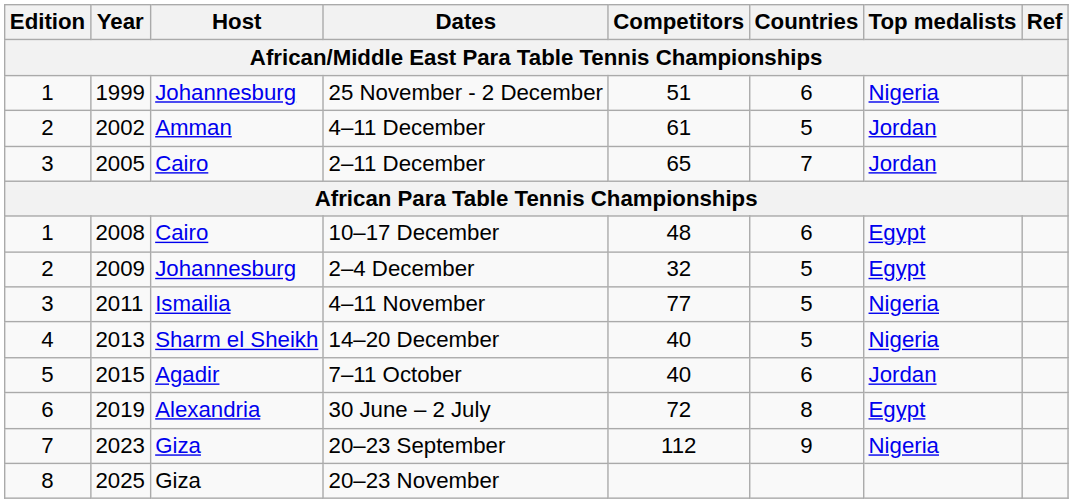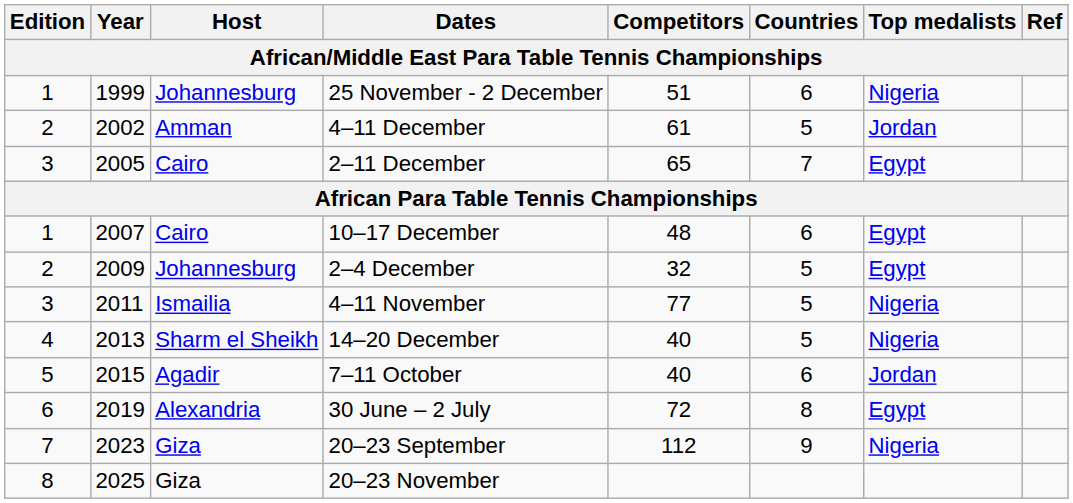(903, 163) Jordan -> (897, 163) Egypt
(120, 233) 2008 -> (120, 233) 2007
